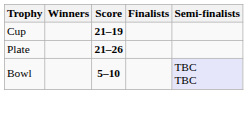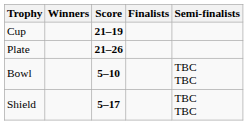(185, 73) lavender background -> (185, 73) no background
+ row: (21, 104)
